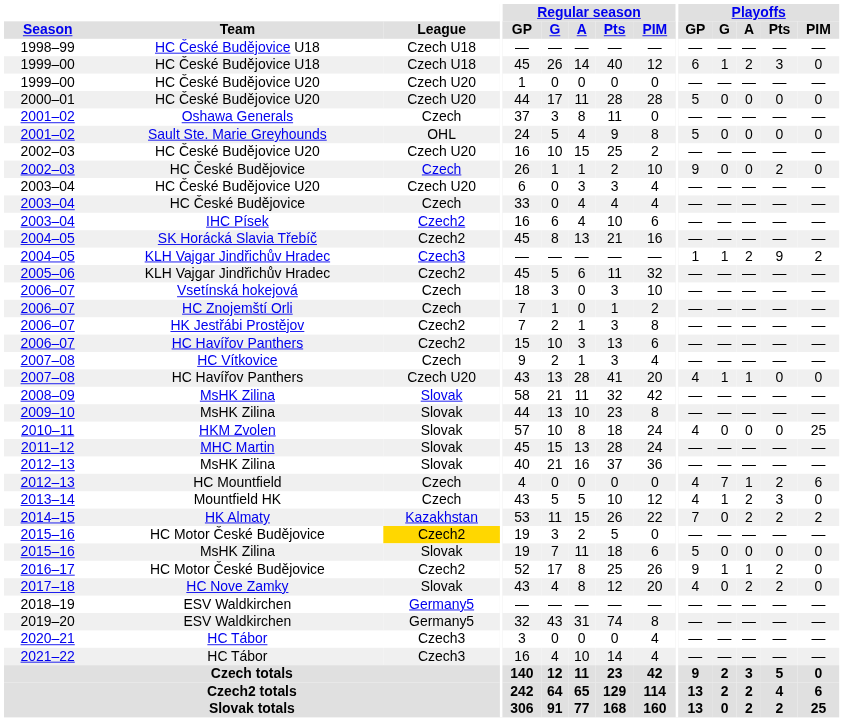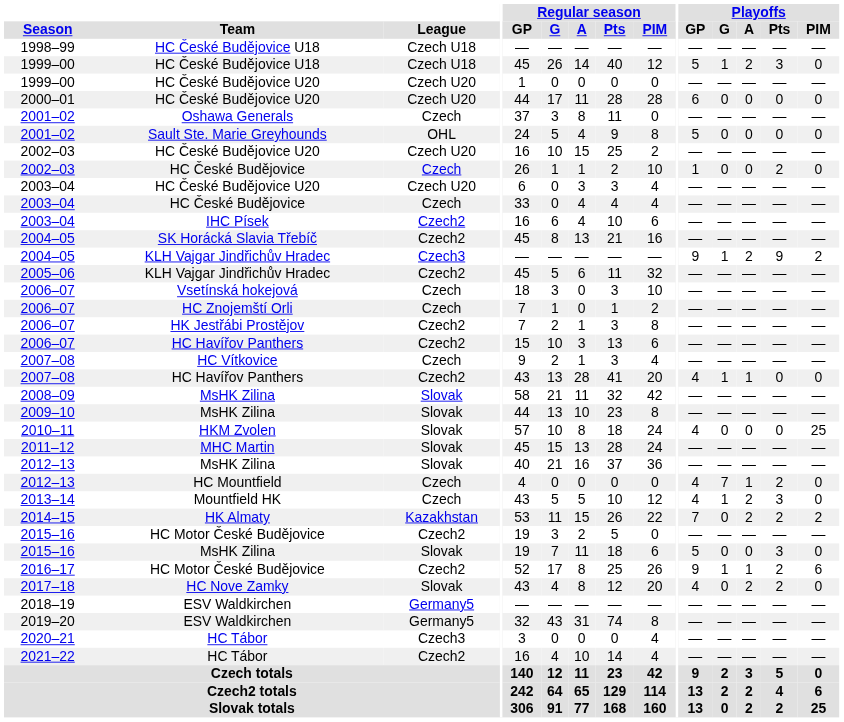(695, 64) 6 -> (695, 64) 5
(695, 99) 5 -> (695, 99) 6
(695, 169) 9 -> (695, 169) 1
(695, 256) 1 -> (695, 256) 9
(442, 378) Czech U20 -> (442, 378) Czech2
(818, 482) 6 -> (818, 482) 0
(442, 534) gold background -> (442, 534) no background
(779, 552) 0 -> (779, 552) 3
(818, 569) 0 -> (818, 569) 6
(442, 656) Czech3 -> (442, 656) Czech2
